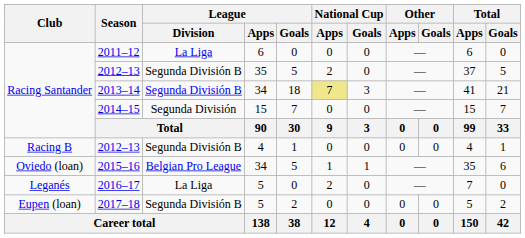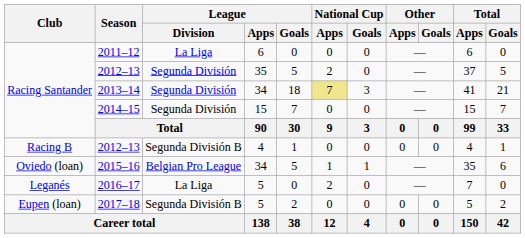(194, 71) Segunda División B -> (194, 71) Segunda División
(194, 90) Segunda División B -> (194, 90) Segunda División
